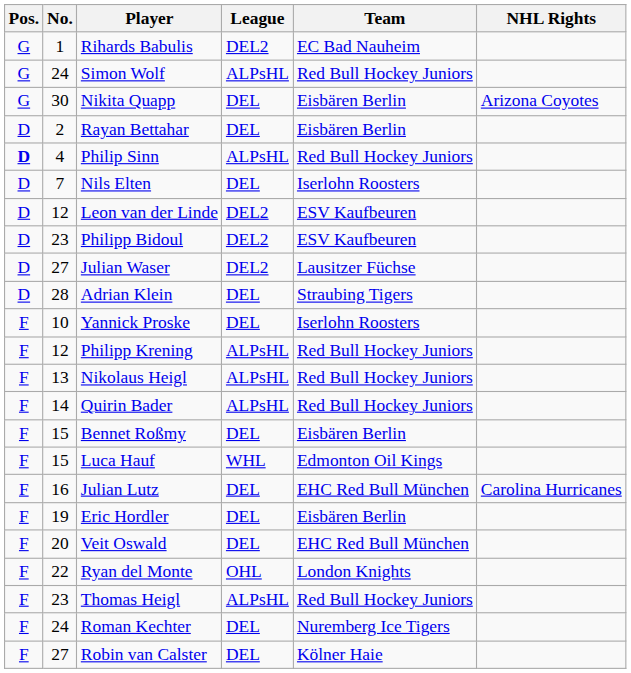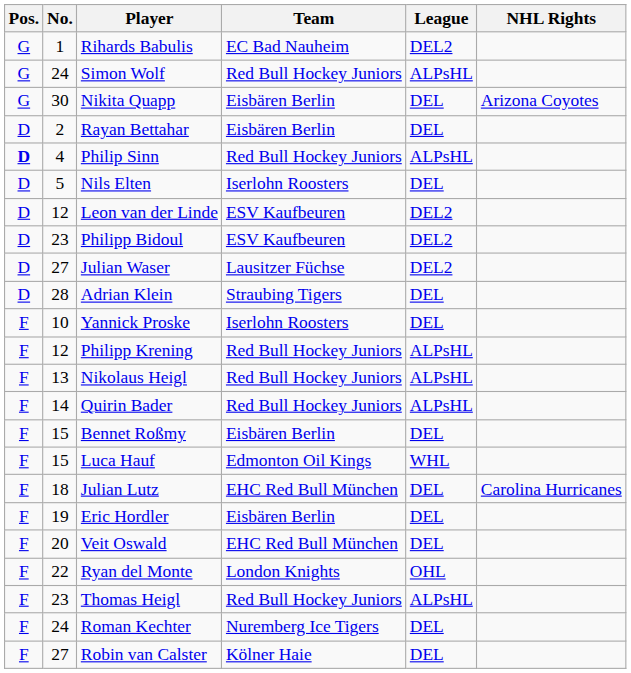columns swapped: (385, 18) <-> (257, 18)
(60, 184) 7 -> (60, 184) 5
(60, 488) 16 -> (60, 488) 18
